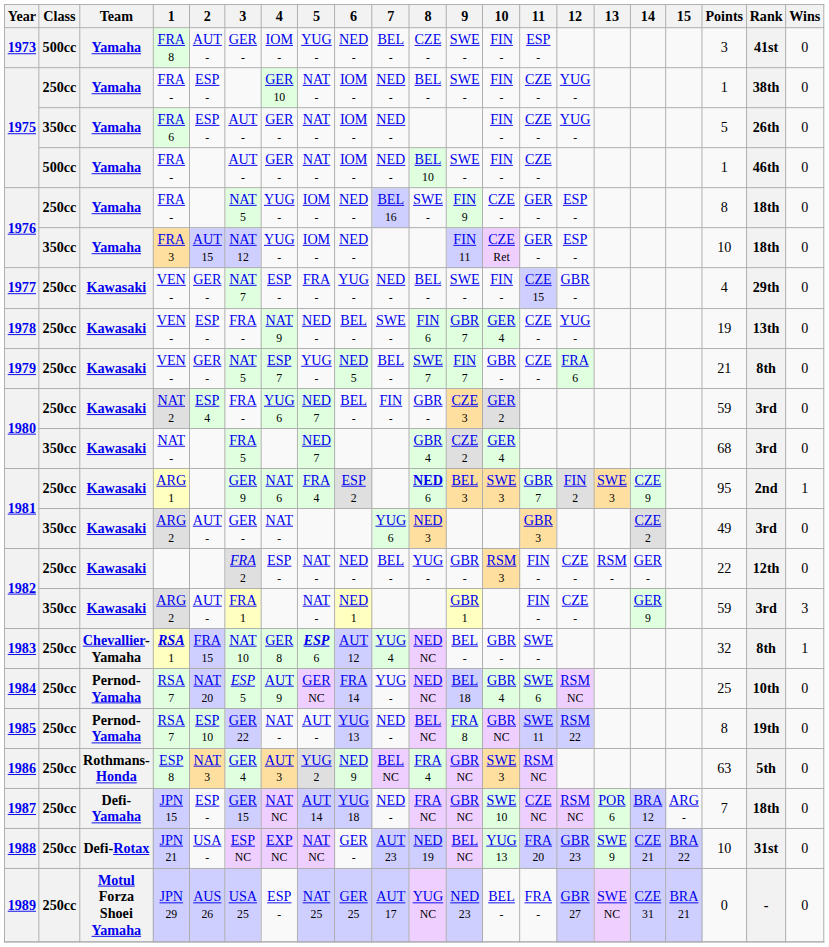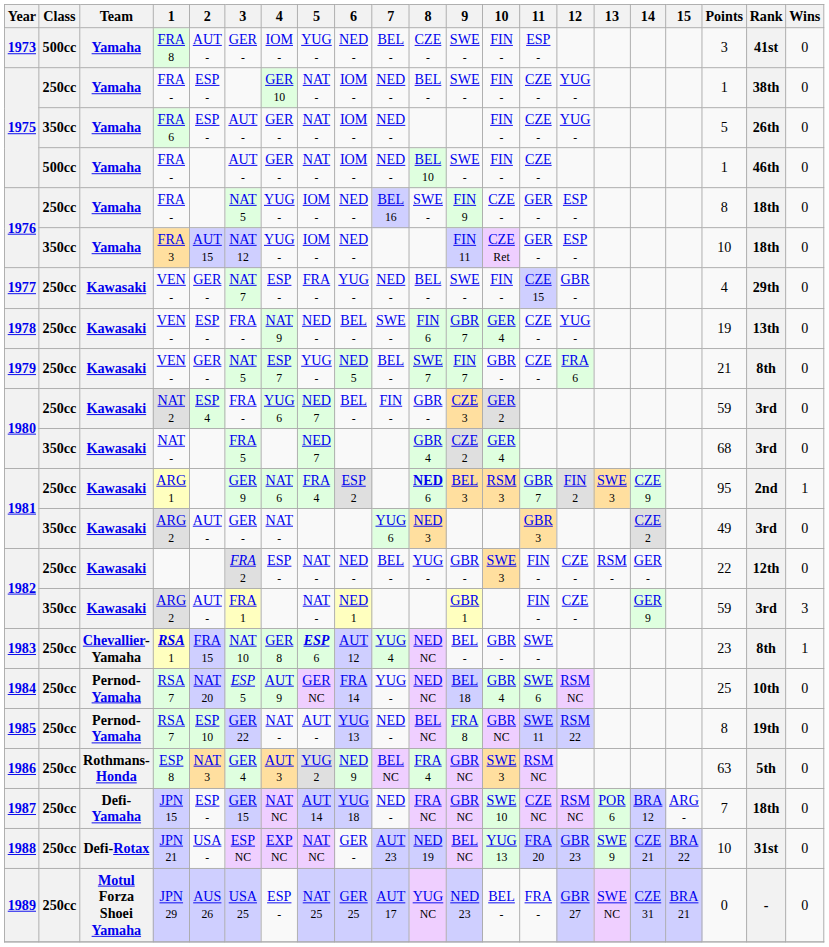(502, 488) SWE 3 -> (502, 488) RSM 3
(502, 568) RSM 3 -> (502, 568) SWE 3
(724, 648) 32 -> (724, 648) 23
